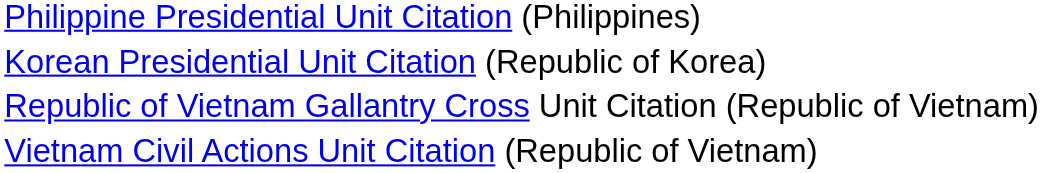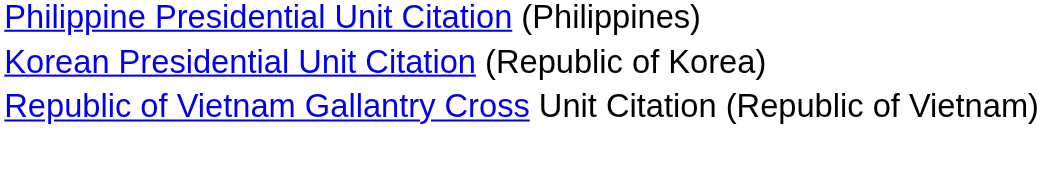- row: (411, 151)
